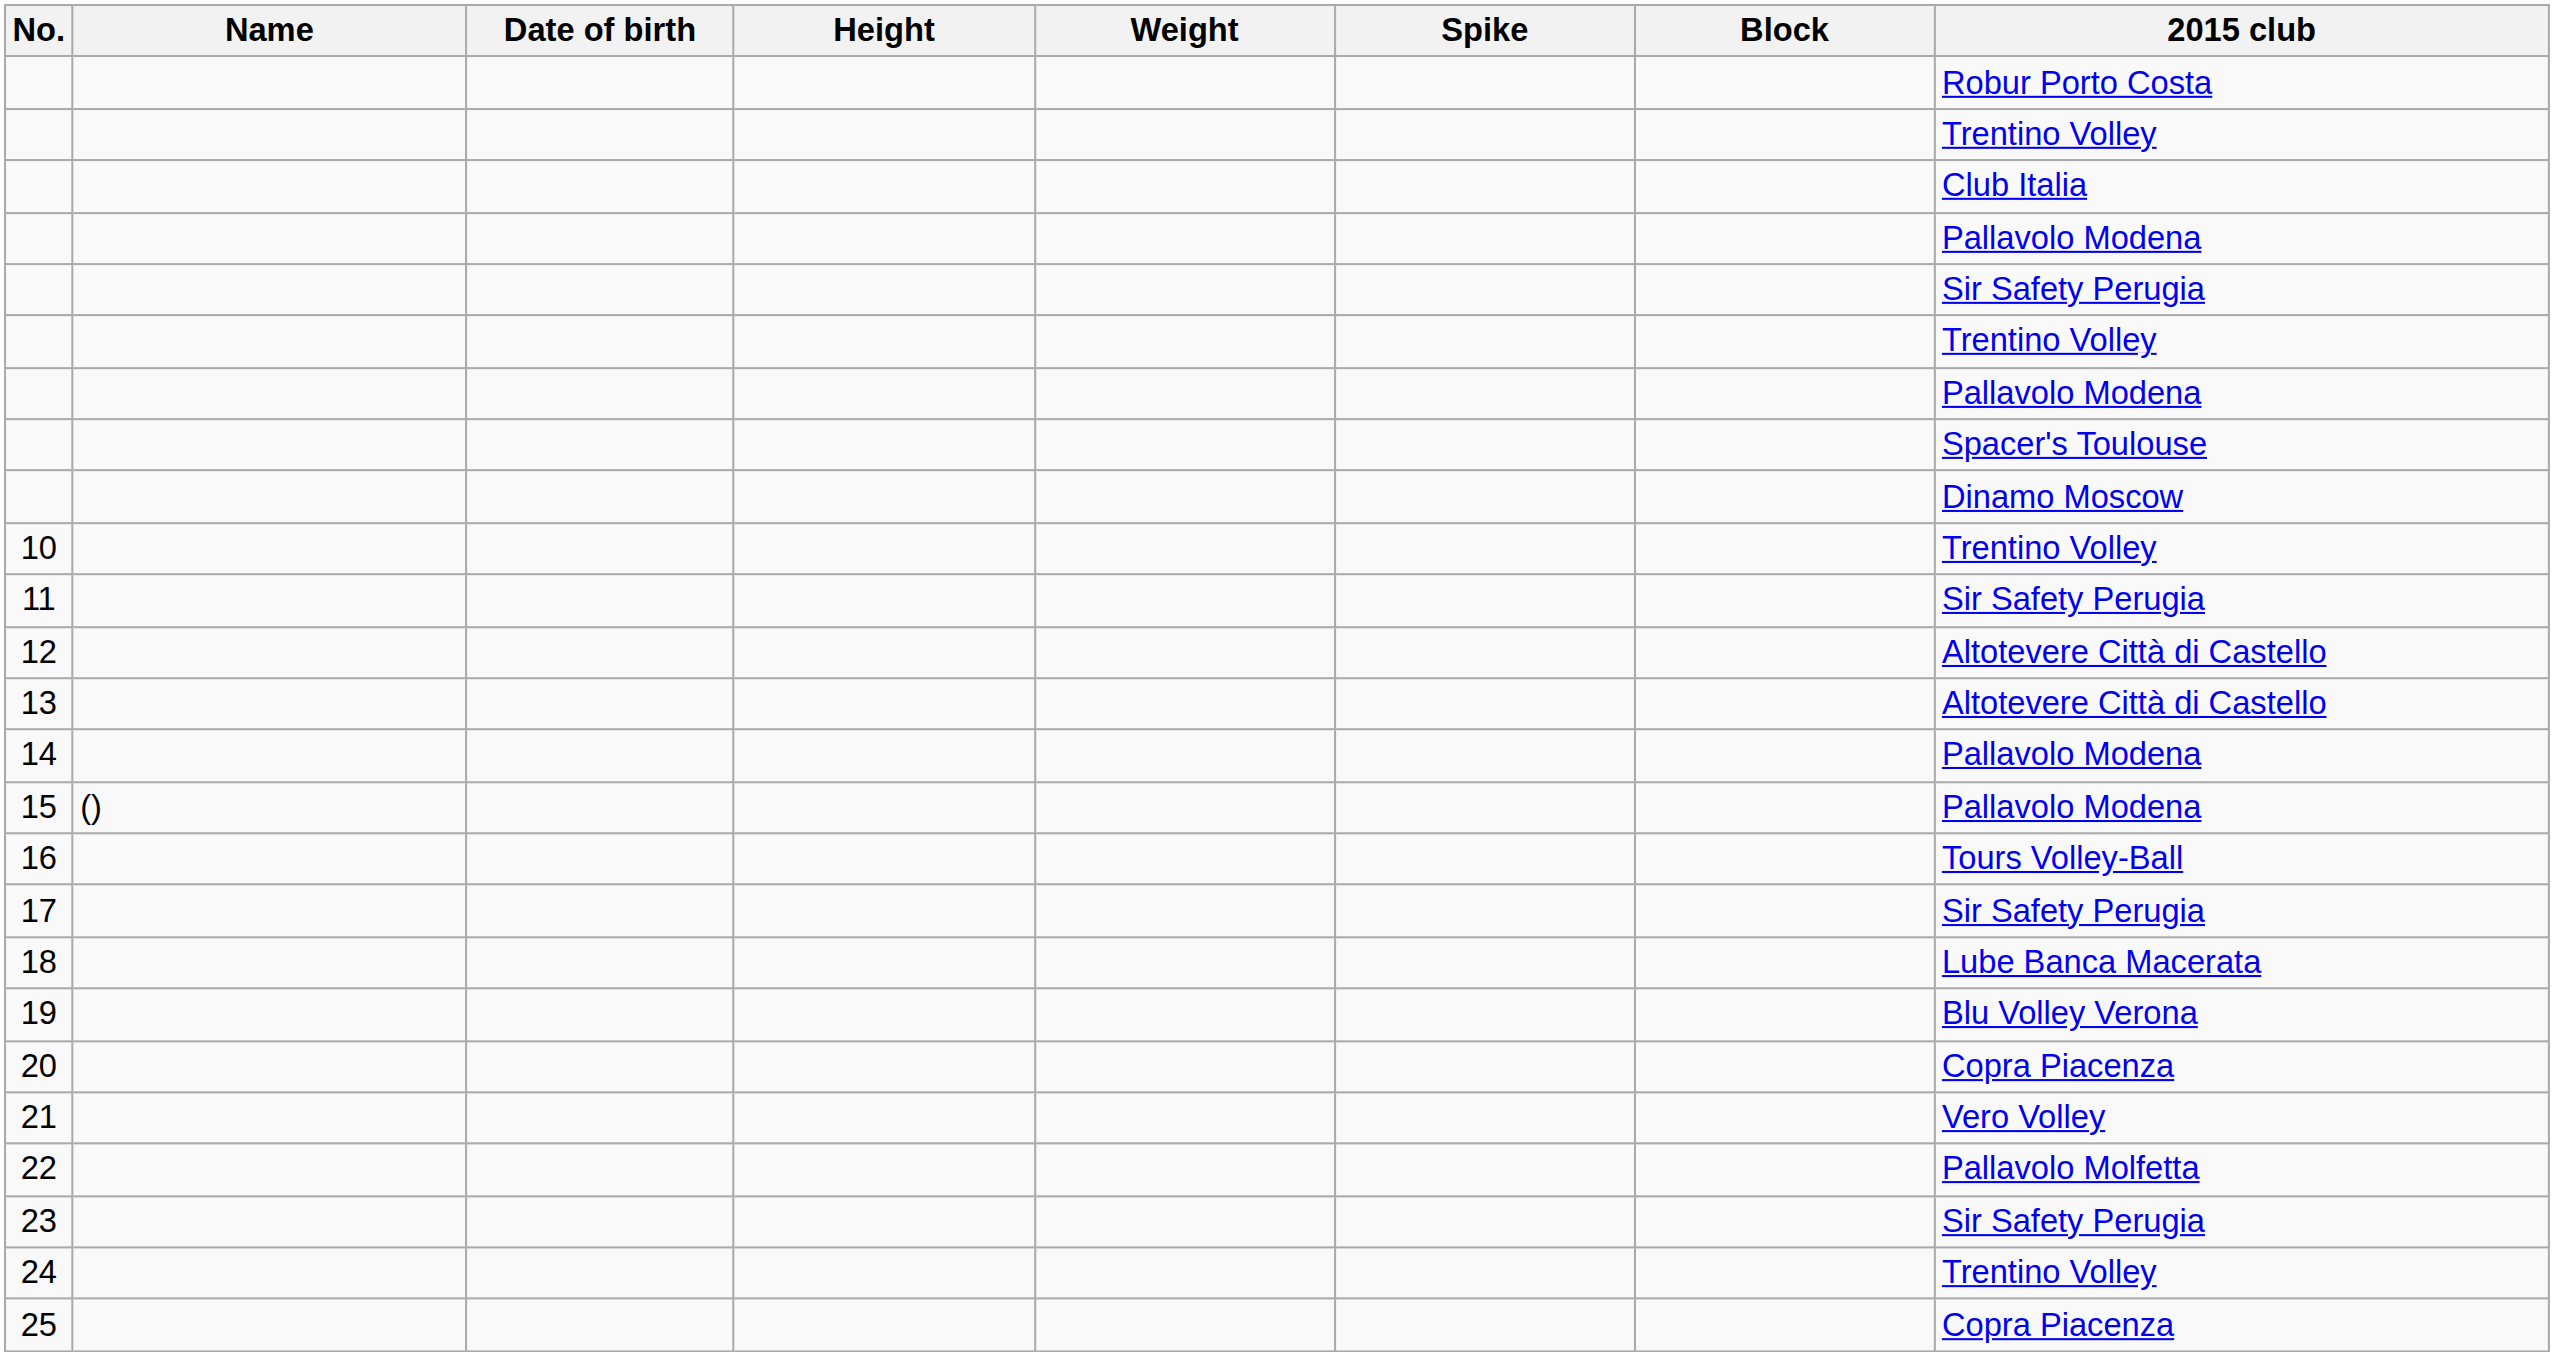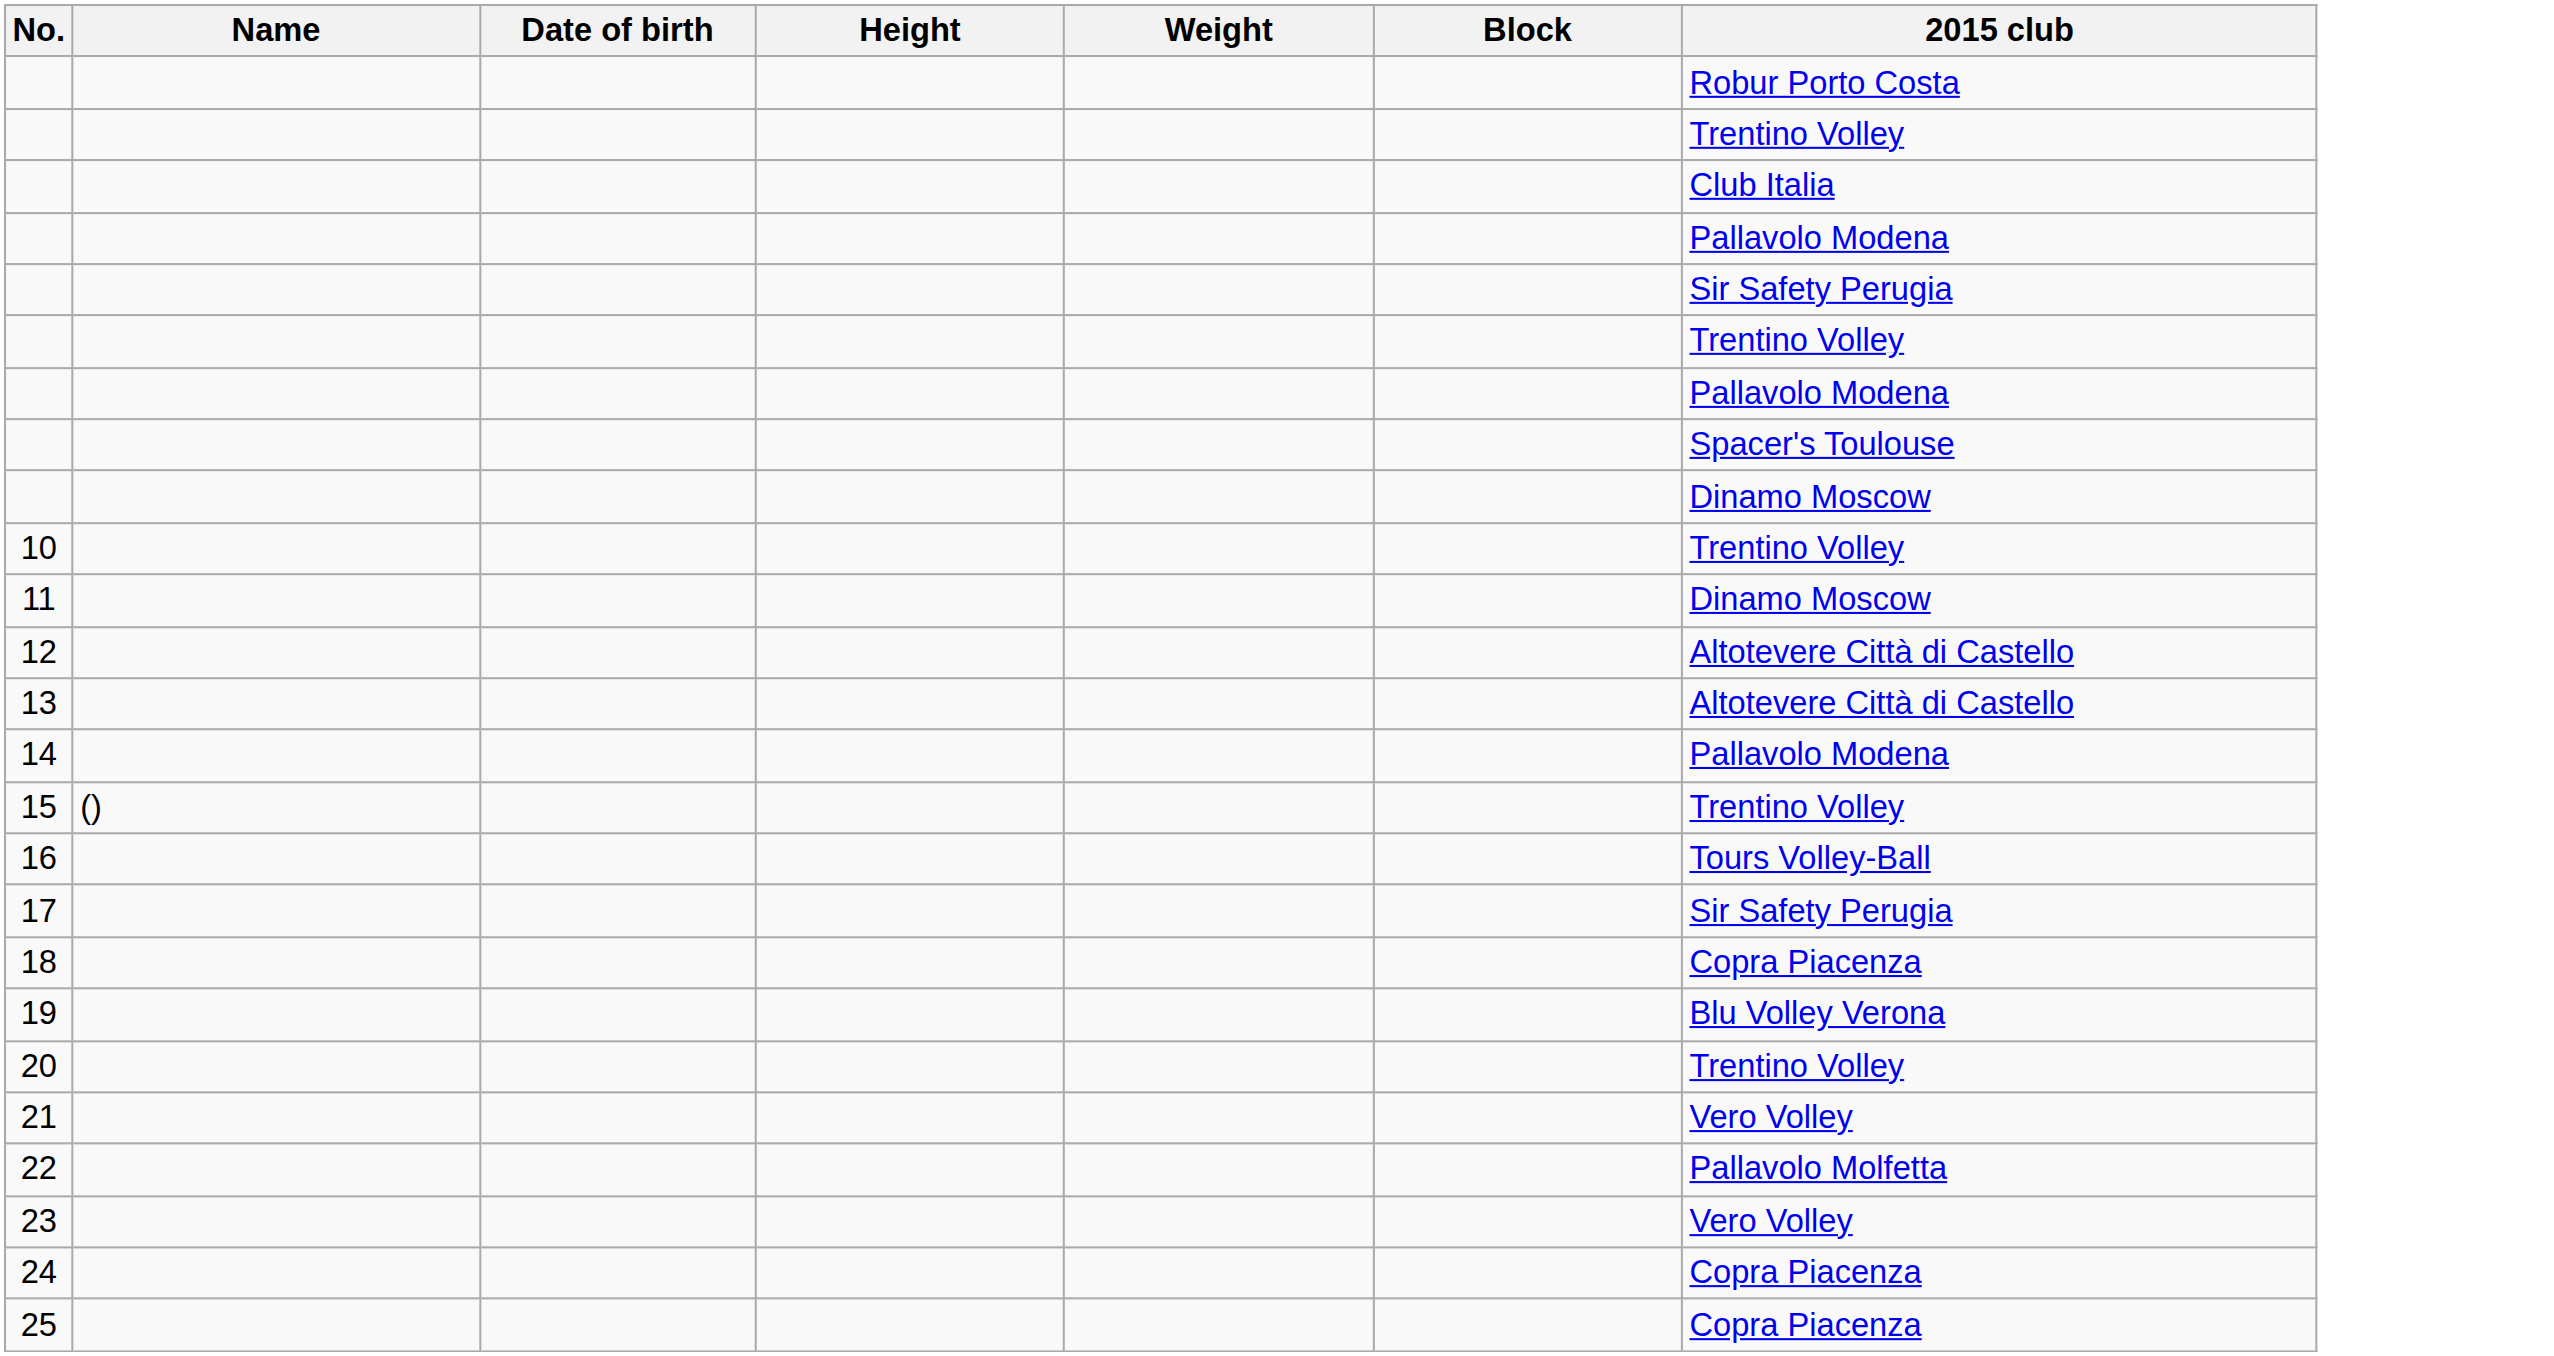- column: (1485, 30)
(2073, 599) Sir Safety Perugia -> (1810, 599) Dinamo Moscow
(2072, 806) Pallavolo Modena -> (1797, 806) Trentino Volley
(2102, 962) Lube Banca Macerata -> (1806, 962) Copra Piacenza
(2058, 1065) Copra Piacenza -> (1797, 1065) Trentino Volley
(2073, 1220) Sir Safety Perugia -> (1771, 1220) Vero Volley
(2049, 1272) Trentino Volley -> (1806, 1272) Copra Piacenza
